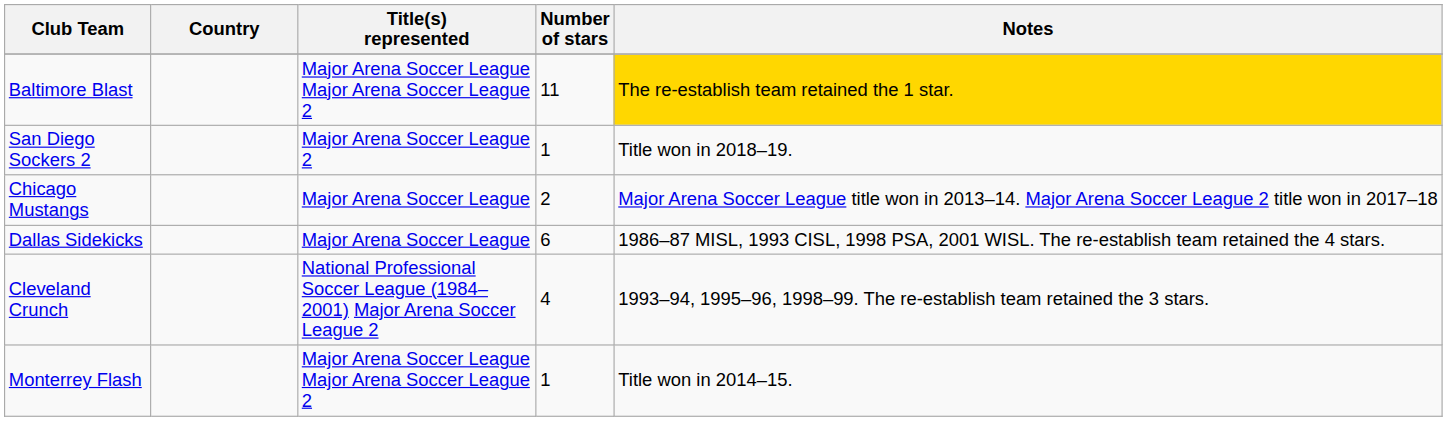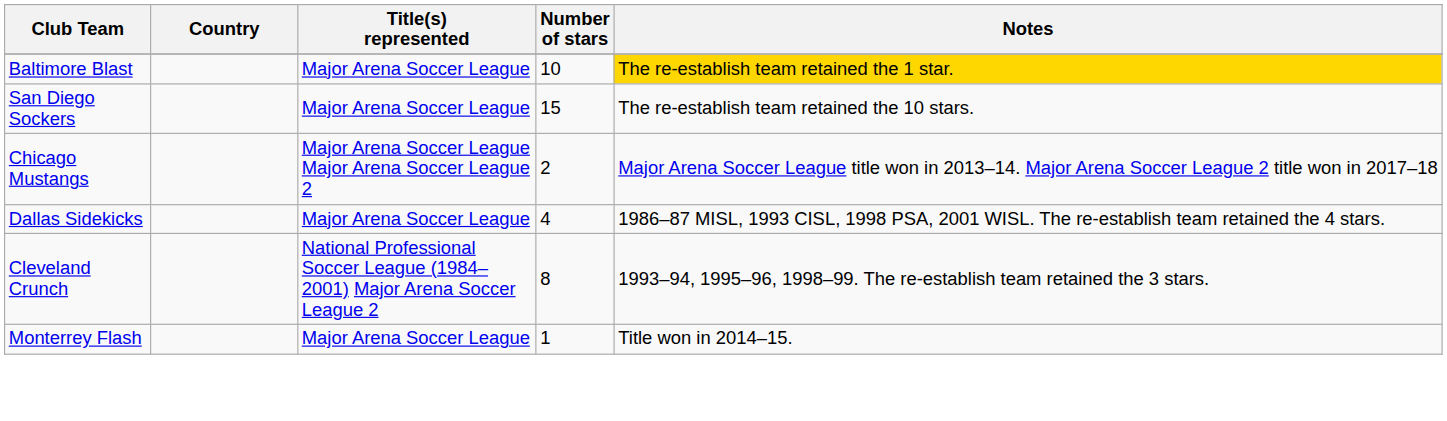(416, 89) Major Arena Soccer League Major Arena Soccer League 2 -> (416, 68) Major Arena Soccer League
(550, 89) 11 -> (550, 68) 10
+ row: (52, 108)
- row: (52, 149)
(416, 199) Major Arena Soccer League -> (416, 168) Major Arena Soccer League Major Arena Soccer League 2
(545, 239) 6 -> (545, 218) 4
(545, 299) 4 -> (545, 278) 8
(416, 380) Major Arena Soccer League Major Arena Soccer League 2 -> (416, 339) Major Arena Soccer League
